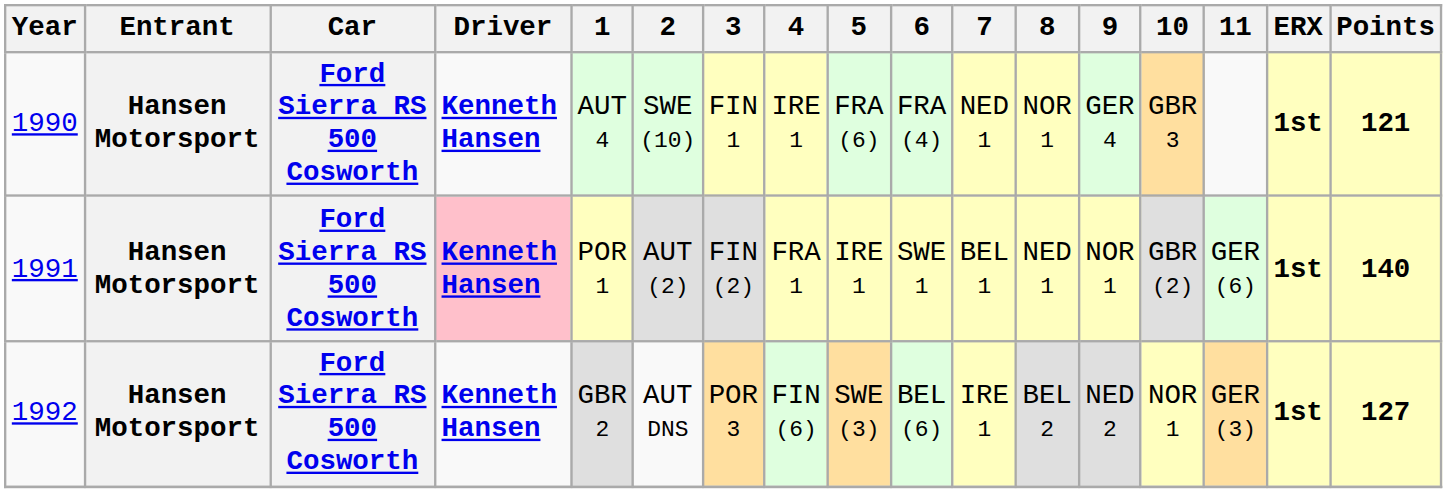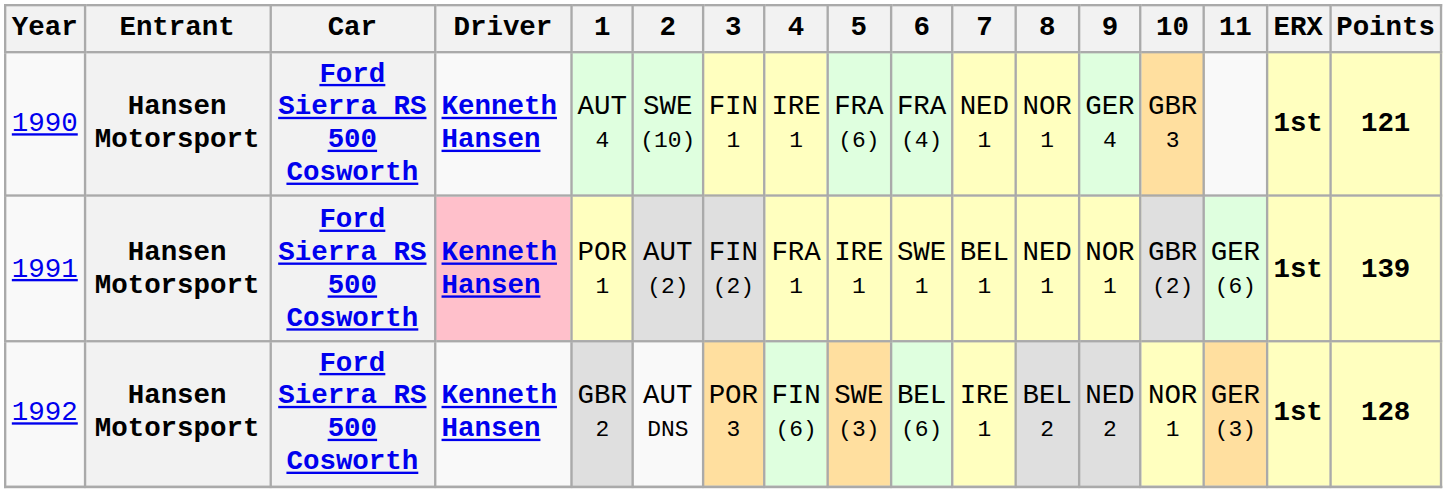(1386, 268) 140 -> (1386, 268) 139
(1386, 413) 127 -> (1386, 413) 128
